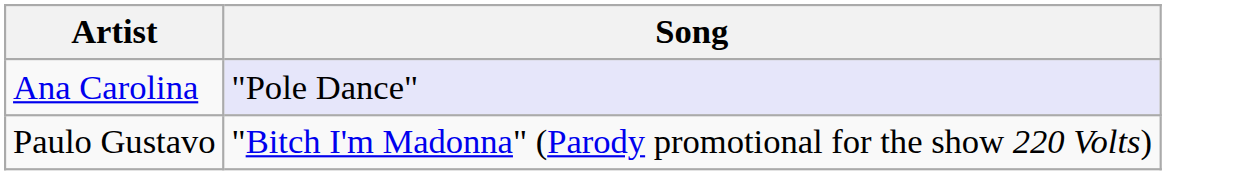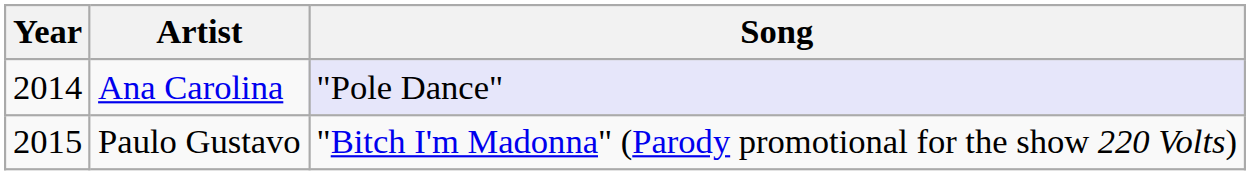+ column: (48, 31)
